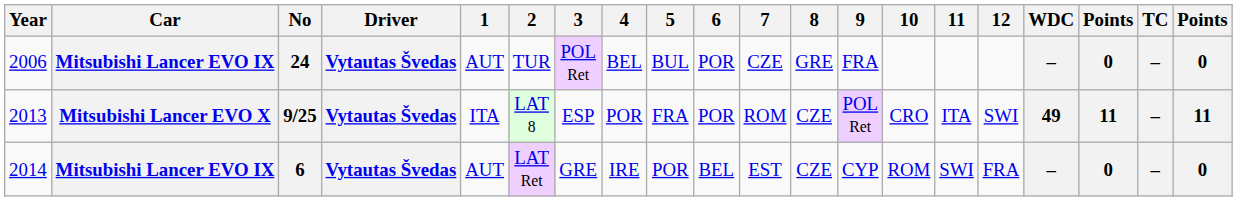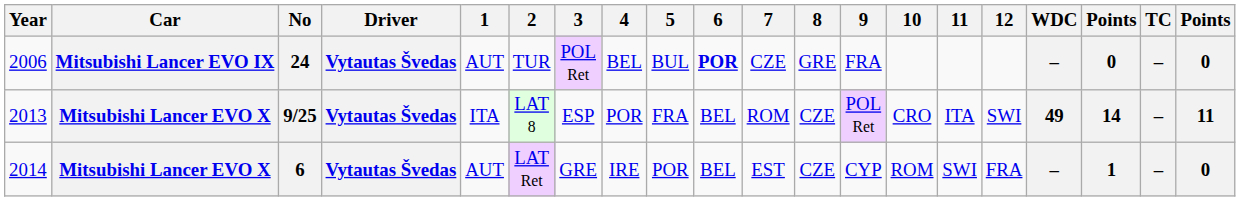(716, 62) normal -> (718, 62) bold
(716, 116) POR -> (718, 116) BEL
(1108, 116) 11 -> (1111, 116) 14
(165, 169) Mitsubishi Lancer EVO IX -> (165, 169) Mitsubishi Lancer EVO X
(1108, 169) 0 -> (1111, 169) 1
